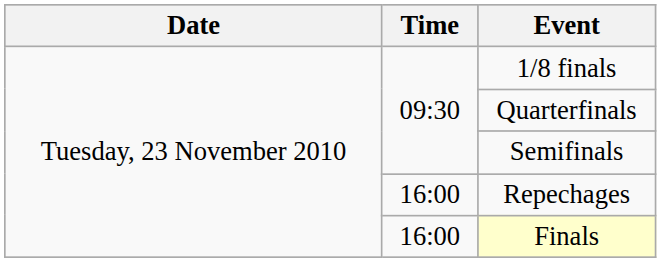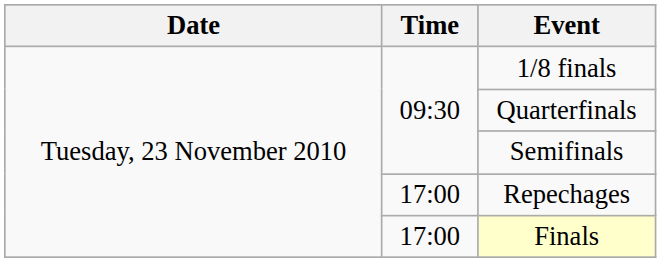(430, 194) 16:00 -> (430, 194) 17:00
(430, 236) 16:00 -> (430, 236) 17:00
